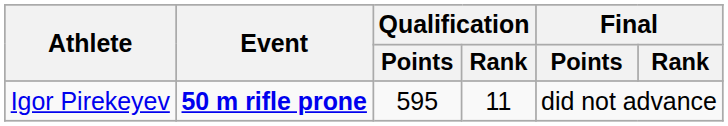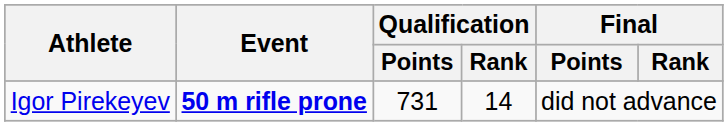(417, 101) 595 -> (417, 101) 731
(498, 101) 11 -> (498, 101) 14
